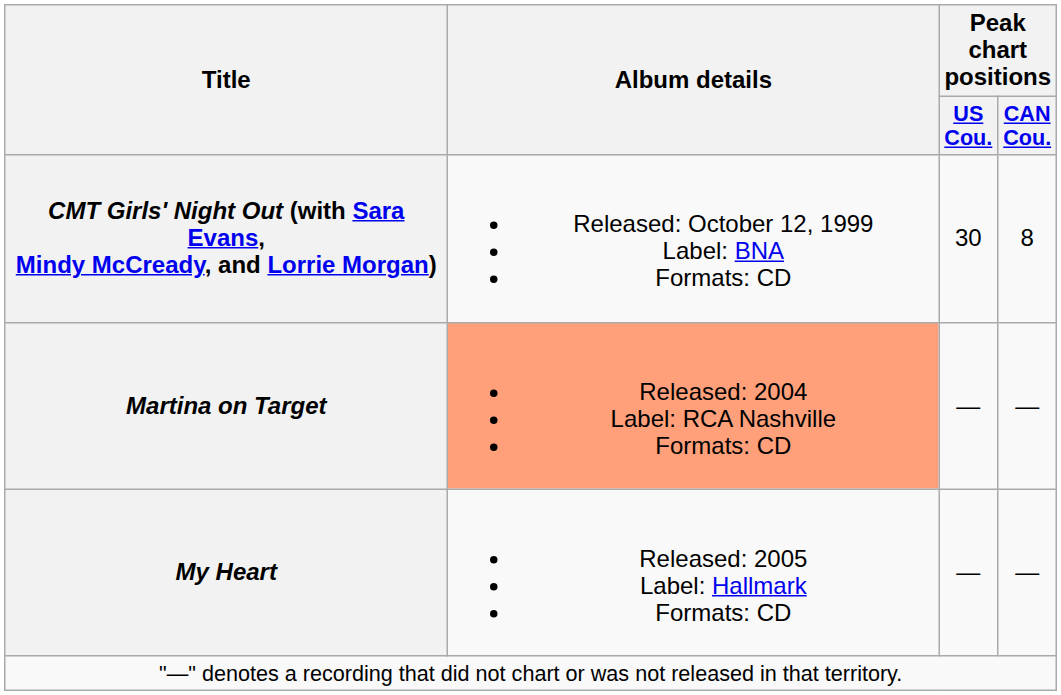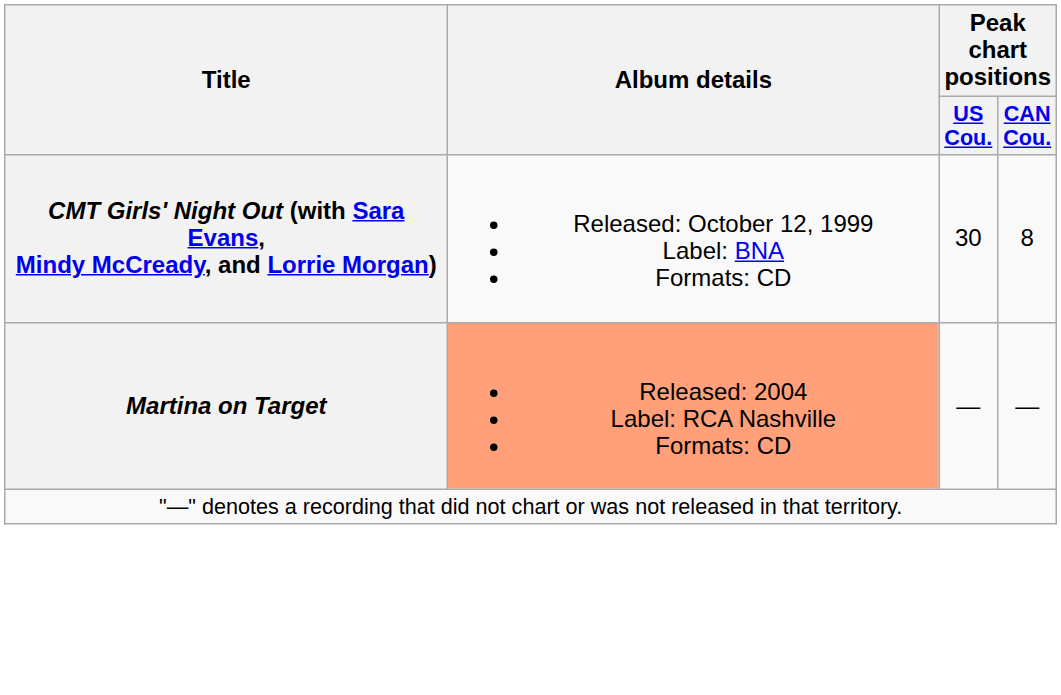- row: (226, 572)
